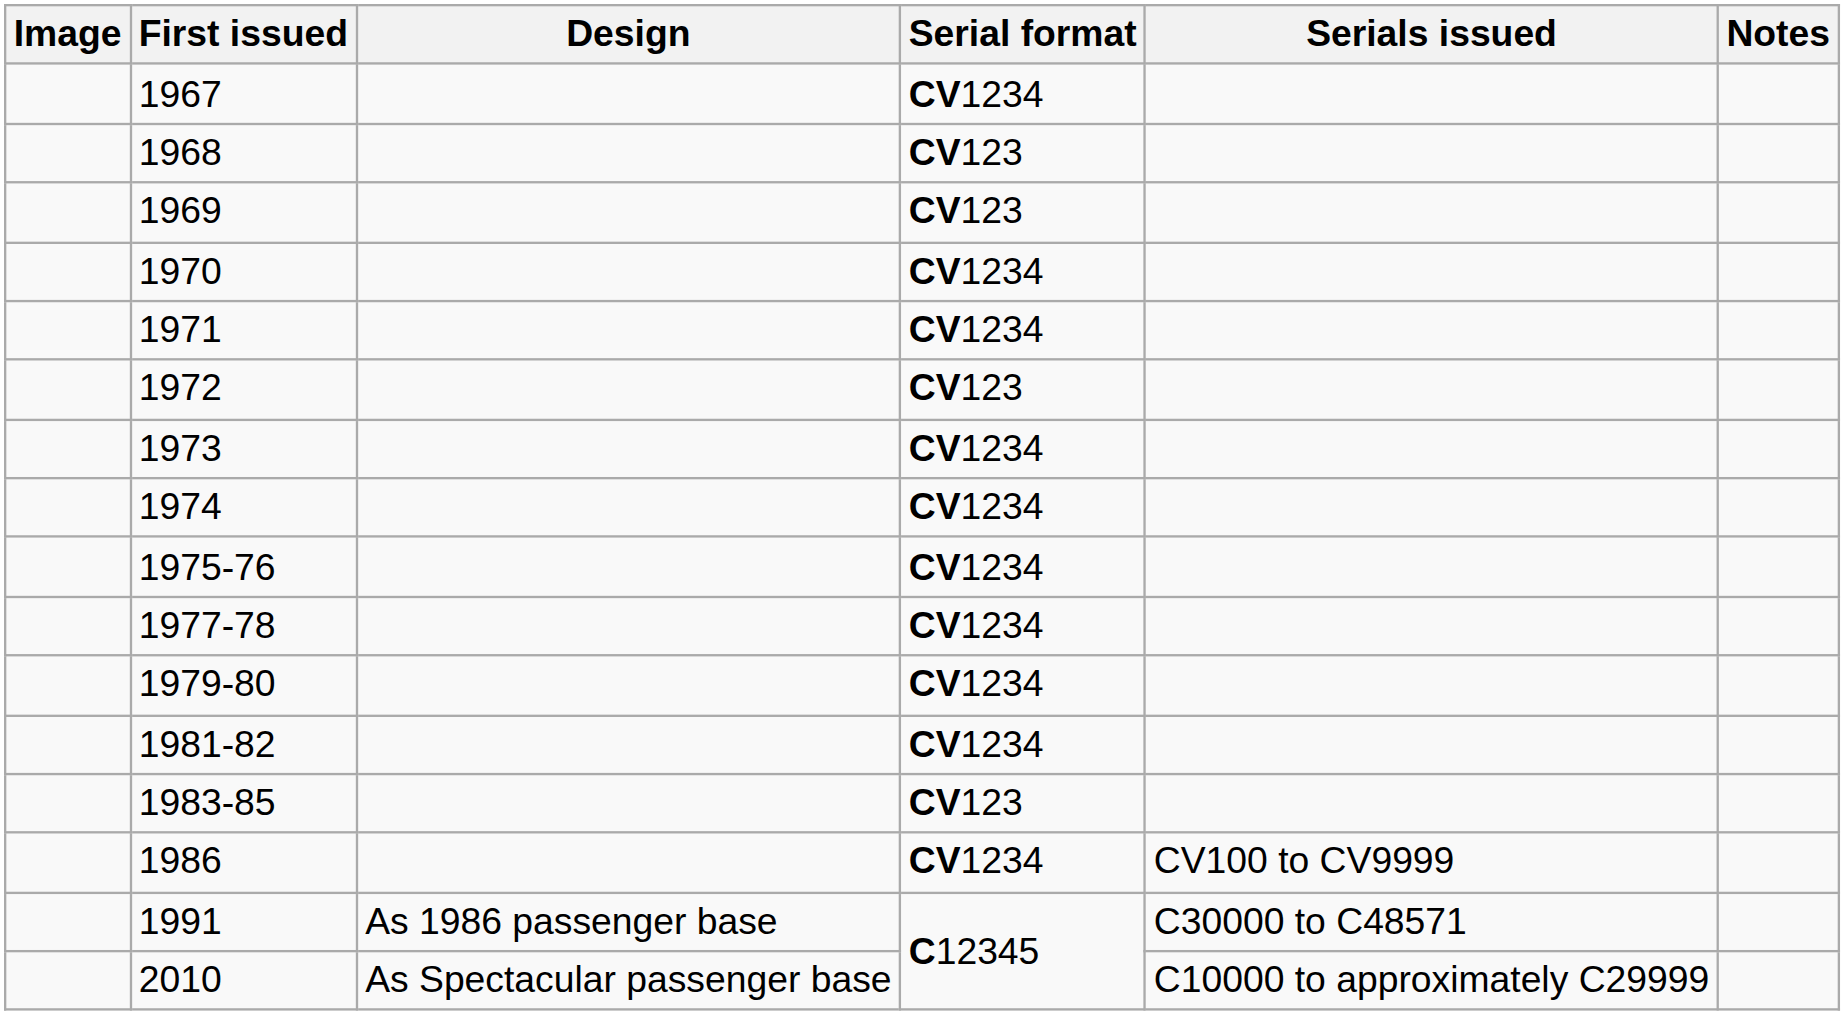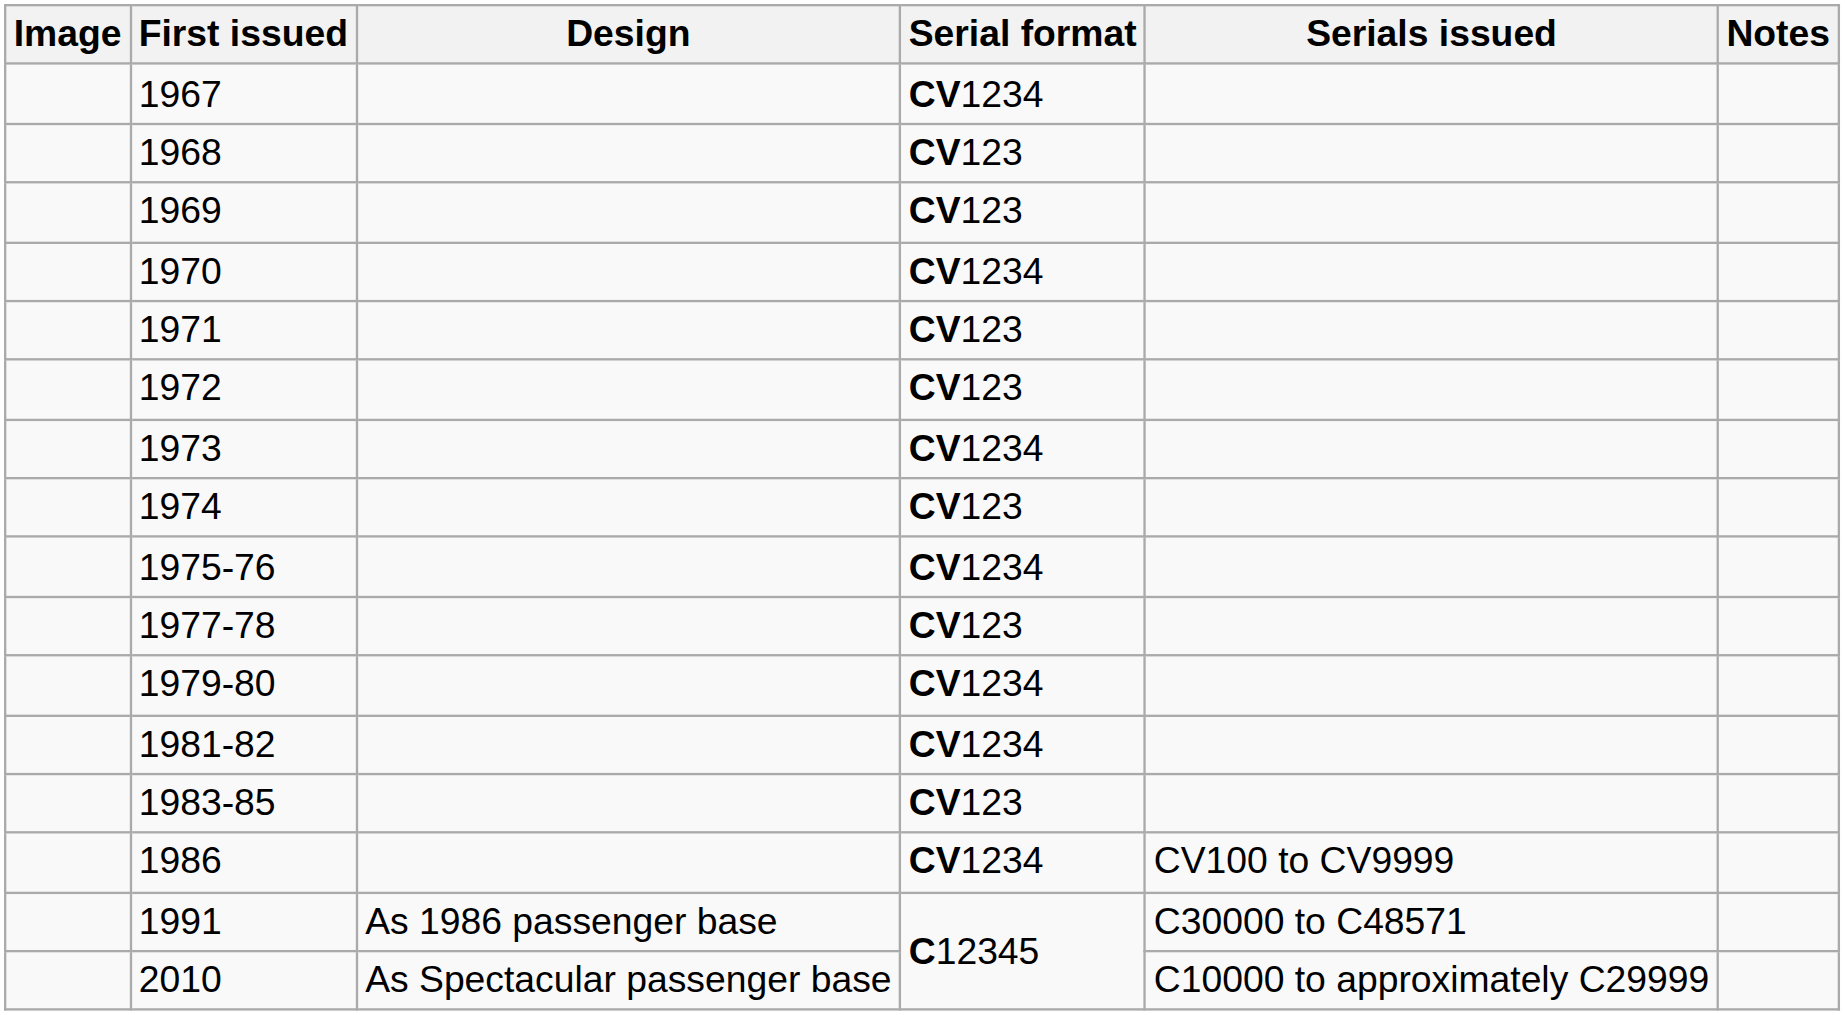(976, 329) CV1234 -> (966, 329) CV123
(976, 507) CV1234 -> (966, 507) CV123
(976, 625) CV1234 -> (966, 625) CV123
